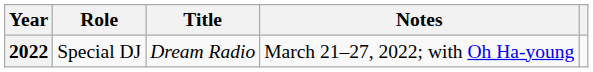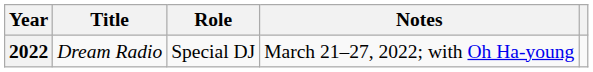columns swapped: (203, 19) <-> (99, 19)
